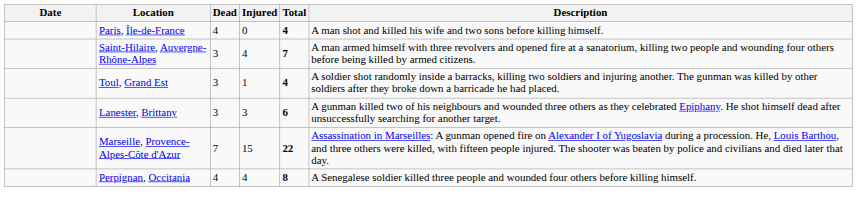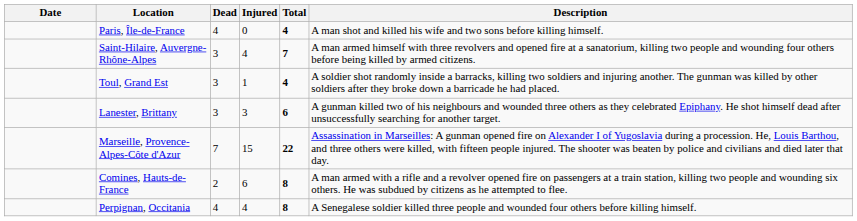+ row: (142, 183)
